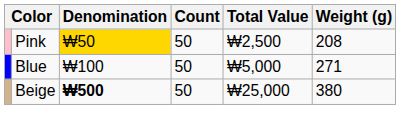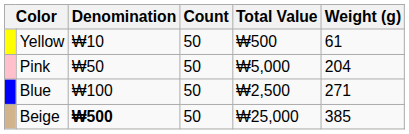+ row: (42, 41)
(79, 41) gold background -> (88, 66) no background
(254, 41) ₩2,500 -> (263, 66) ₩5,000
(329, 41) 208 -> (338, 66) 204
(254, 66) ₩5,000 -> (263, 91) ₩2,500
(329, 91) 380 -> (338, 116) 385
